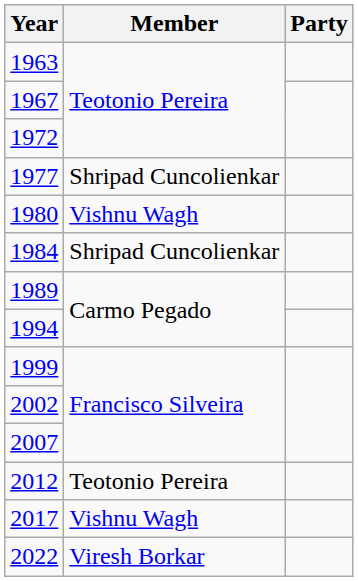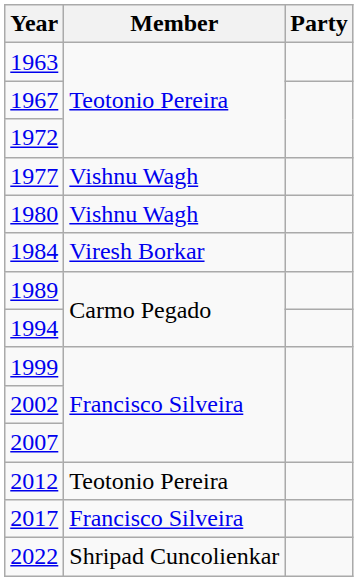(174, 175) Shripad Cuncolienkar -> (134, 175) Vishnu Wagh
(174, 251) Shripad Cuncolienkar -> (137, 251) Viresh Borkar
(134, 518) Vishnu Wagh -> (156, 518) Francisco Silveira
(137, 556) Viresh Borkar -> (174, 556) Shripad Cuncolienkar
